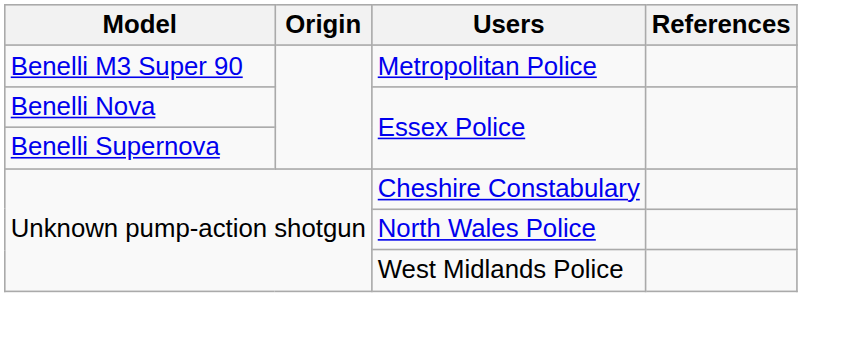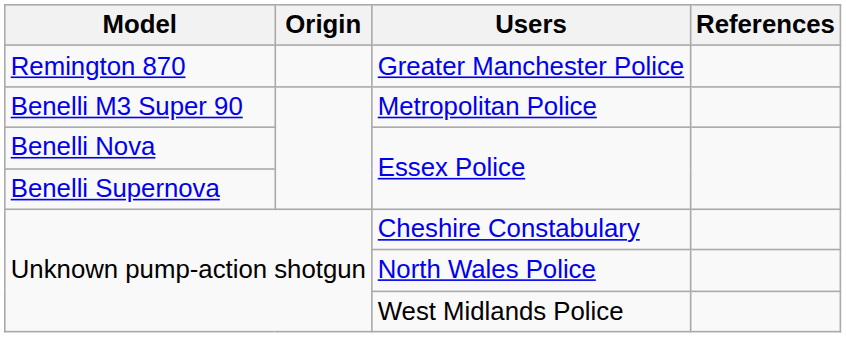+ row: (98, 65)
